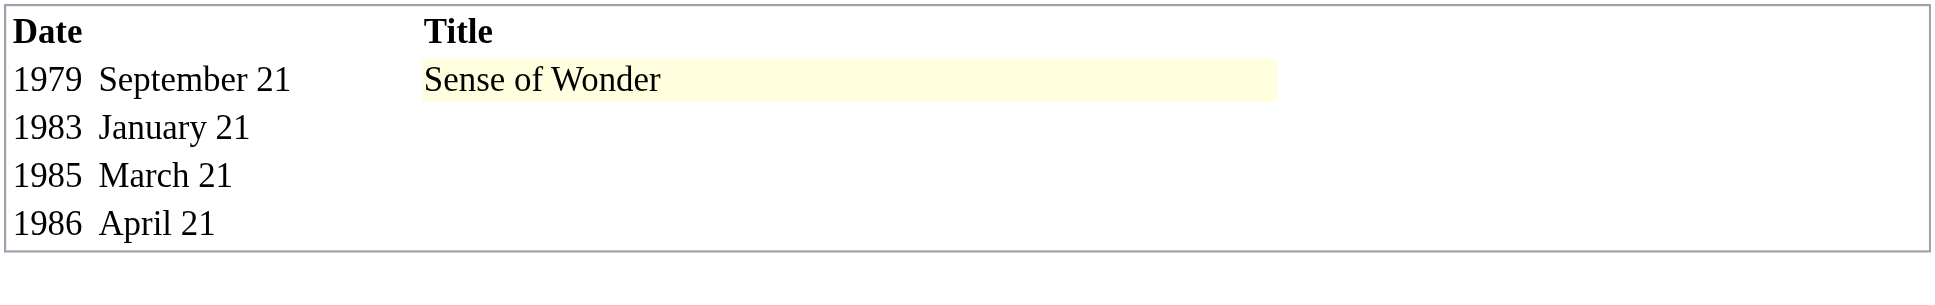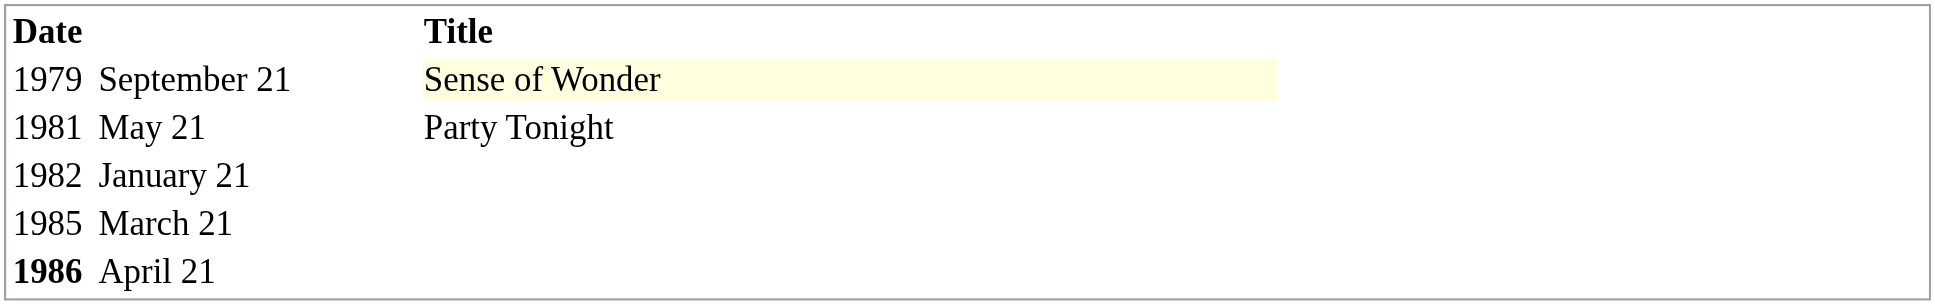+ row: (152, 127)
(48, 127) 1983 -> (48, 175) 1982
(48, 223) normal -> (48, 271) bold
